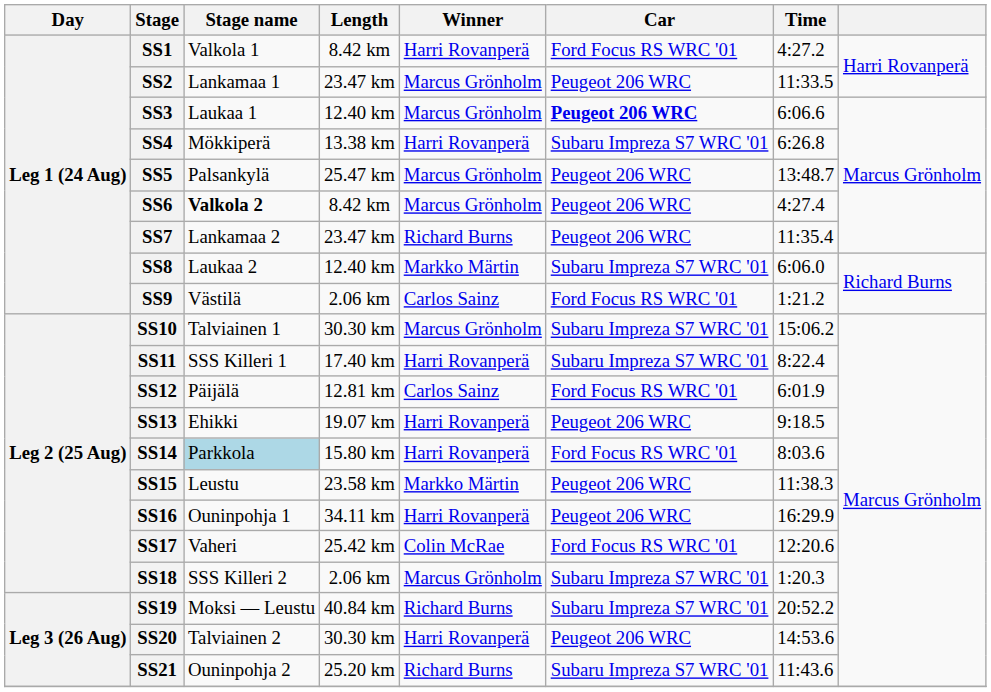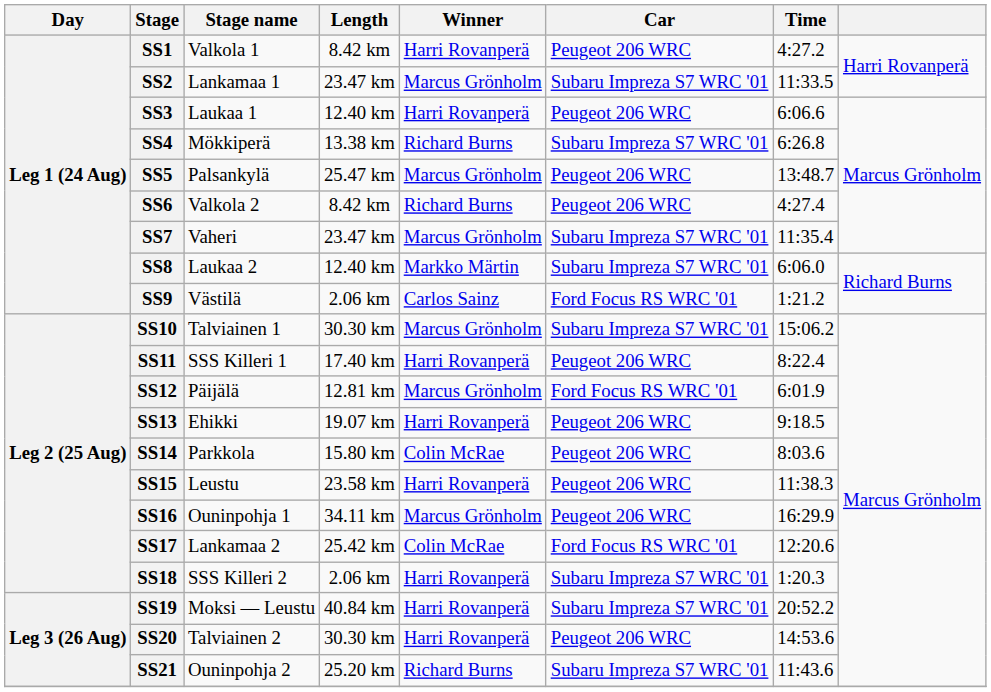(644, 50) Ford Focus RS WRC '01 -> (621, 50) Peugeot 206 WRC
(621, 81) Peugeot 206 WRC -> (660, 81) Subaru Impreza S7 WRC '01
(473, 112) Marcus Grönholm -> (466, 112) Harri Rovanperä
(624, 112) bold -> (621, 112) normal
(466, 143) Harri Rovanperä -> (458, 143) Richard Burns
(225, 205) bold -> (224, 205) normal
(473, 205) Marcus Grönholm -> (458, 205) Richard Burns
(234, 236) Lankamaa 2 -> (212, 236) Vaheri
(458, 236) Richard Burns -> (473, 236) Marcus Grönholm
(621, 236) Peugeot 206 WRC -> (660, 236) Subaru Impreza S7 WRC '01
(660, 360) Subaru Impreza S7 WRC '01 -> (621, 360) Peugeot 206 WRC
(451, 391) Carlos Sainz -> (473, 391) Marcus Grönholm
(221, 453) lightblue background -> (221, 453) no background
(466, 453) Harri Rovanperä -> (454, 453) Colin McRae
(644, 453) Ford Focus RS WRC '01 -> (621, 453) Peugeot 206 WRC
(461, 484) Markko Märtin -> (466, 484) Harri Rovanperä
(466, 514) Harri Rovanperä -> (473, 514) Marcus Grönholm
(212, 545) Vaheri -> (234, 545) Lankamaa 2
(473, 576) Marcus Grönholm -> (466, 576) Harri Rovanperä
(458, 607) Richard Burns -> (466, 607) Harri Rovanperä
